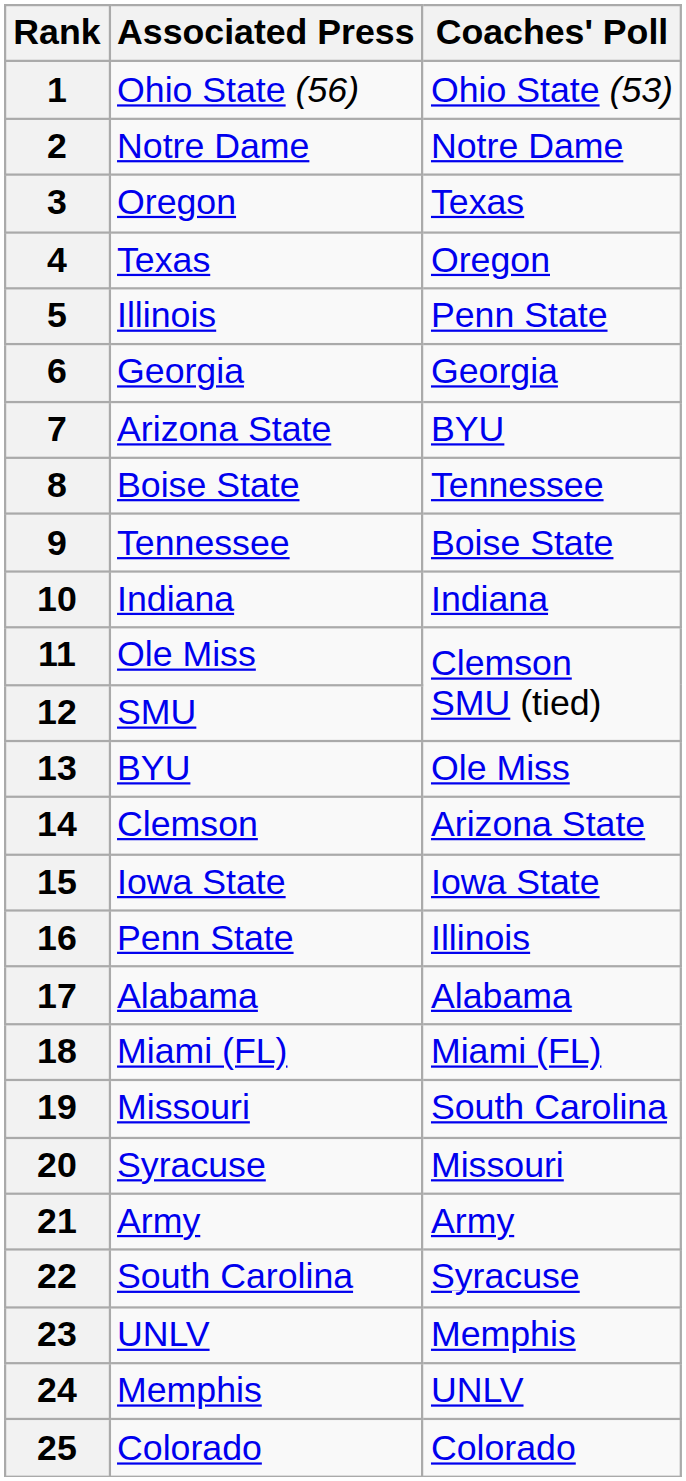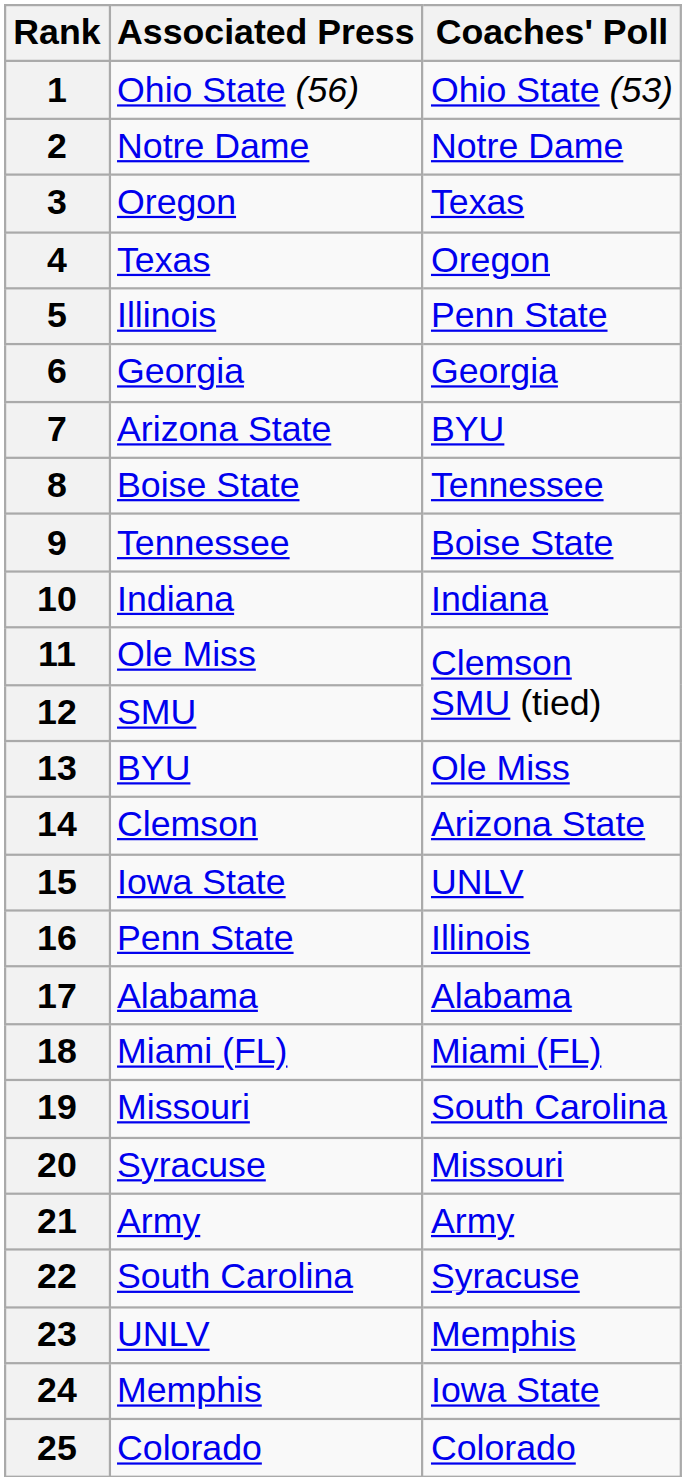(515, 881) Iowa State -> (477, 881) UNLV
(477, 1390) UNLV -> (515, 1390) Iowa State
